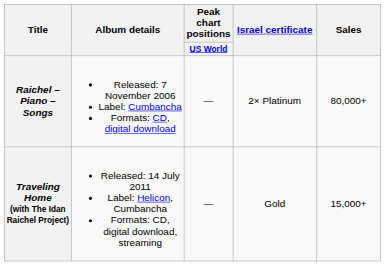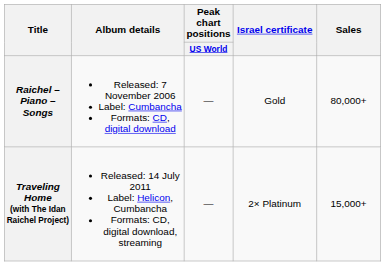(275, 101) 2× Platinum -> (275, 101) Gold
(275, 204) Gold -> (275, 204) 2× Platinum
